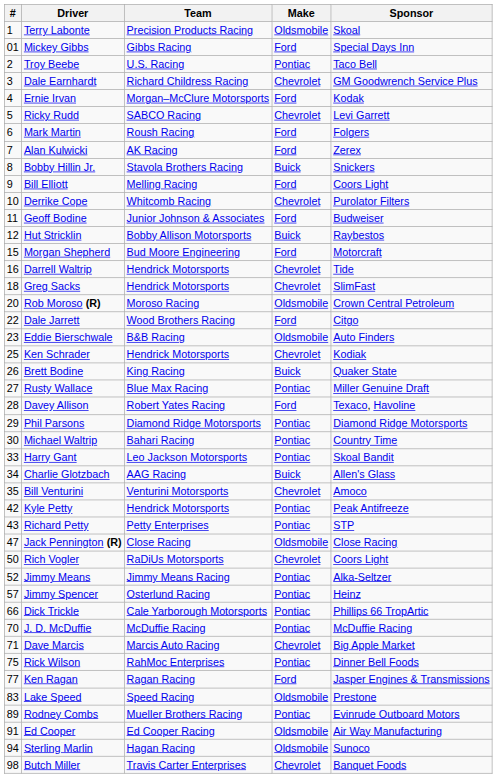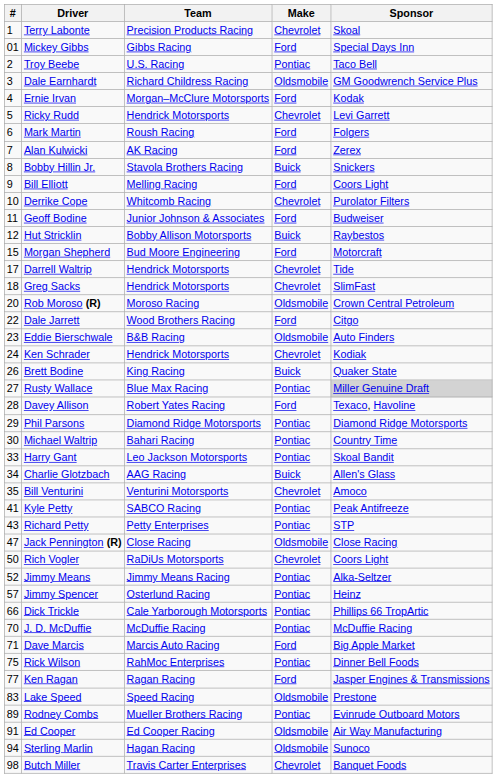(301, 30) Oldsmobile -> (297, 30) Chevrolet
(297, 81) Chevrolet -> (301, 81) Oldsmobile
(164, 116) SABCO Racing -> (178, 116) Hendrick Motorsports
(13, 269) 16 -> (13, 269) 17
(13, 355) 25 -> (13, 355) 24
(381, 389) no background -> (381, 389) lightgrey background
(13, 509) 42 -> (13, 509) 41
(178, 509) Hendrick Motorsports -> (164, 509) SABCO Racing
(297, 645) Chevrolet -> (285, 645) Ford
